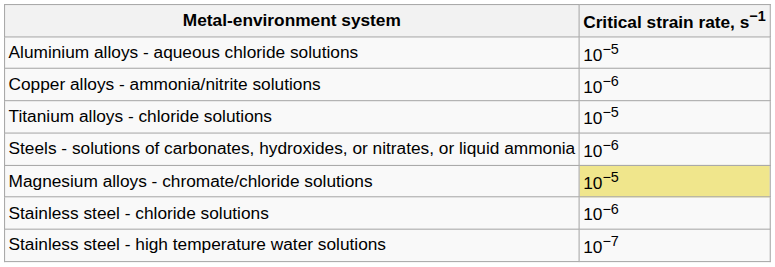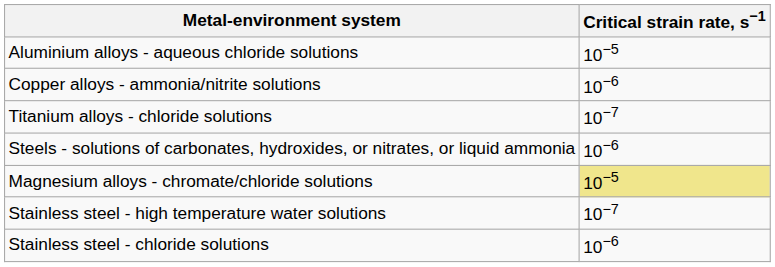(601, 116) 10−5 -> (601, 116) 10−7
rows swapped: (139, 213) <-> (197, 245)
